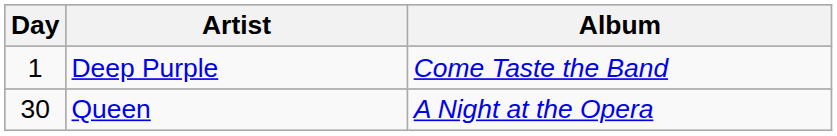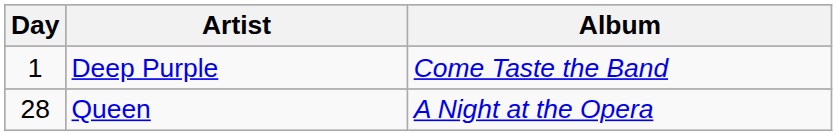(35, 109) 30 -> (35, 109) 28
